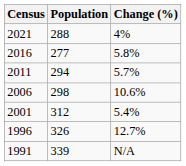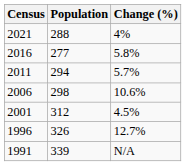(127, 111) 5.4% -> (127, 111) 4.5%
